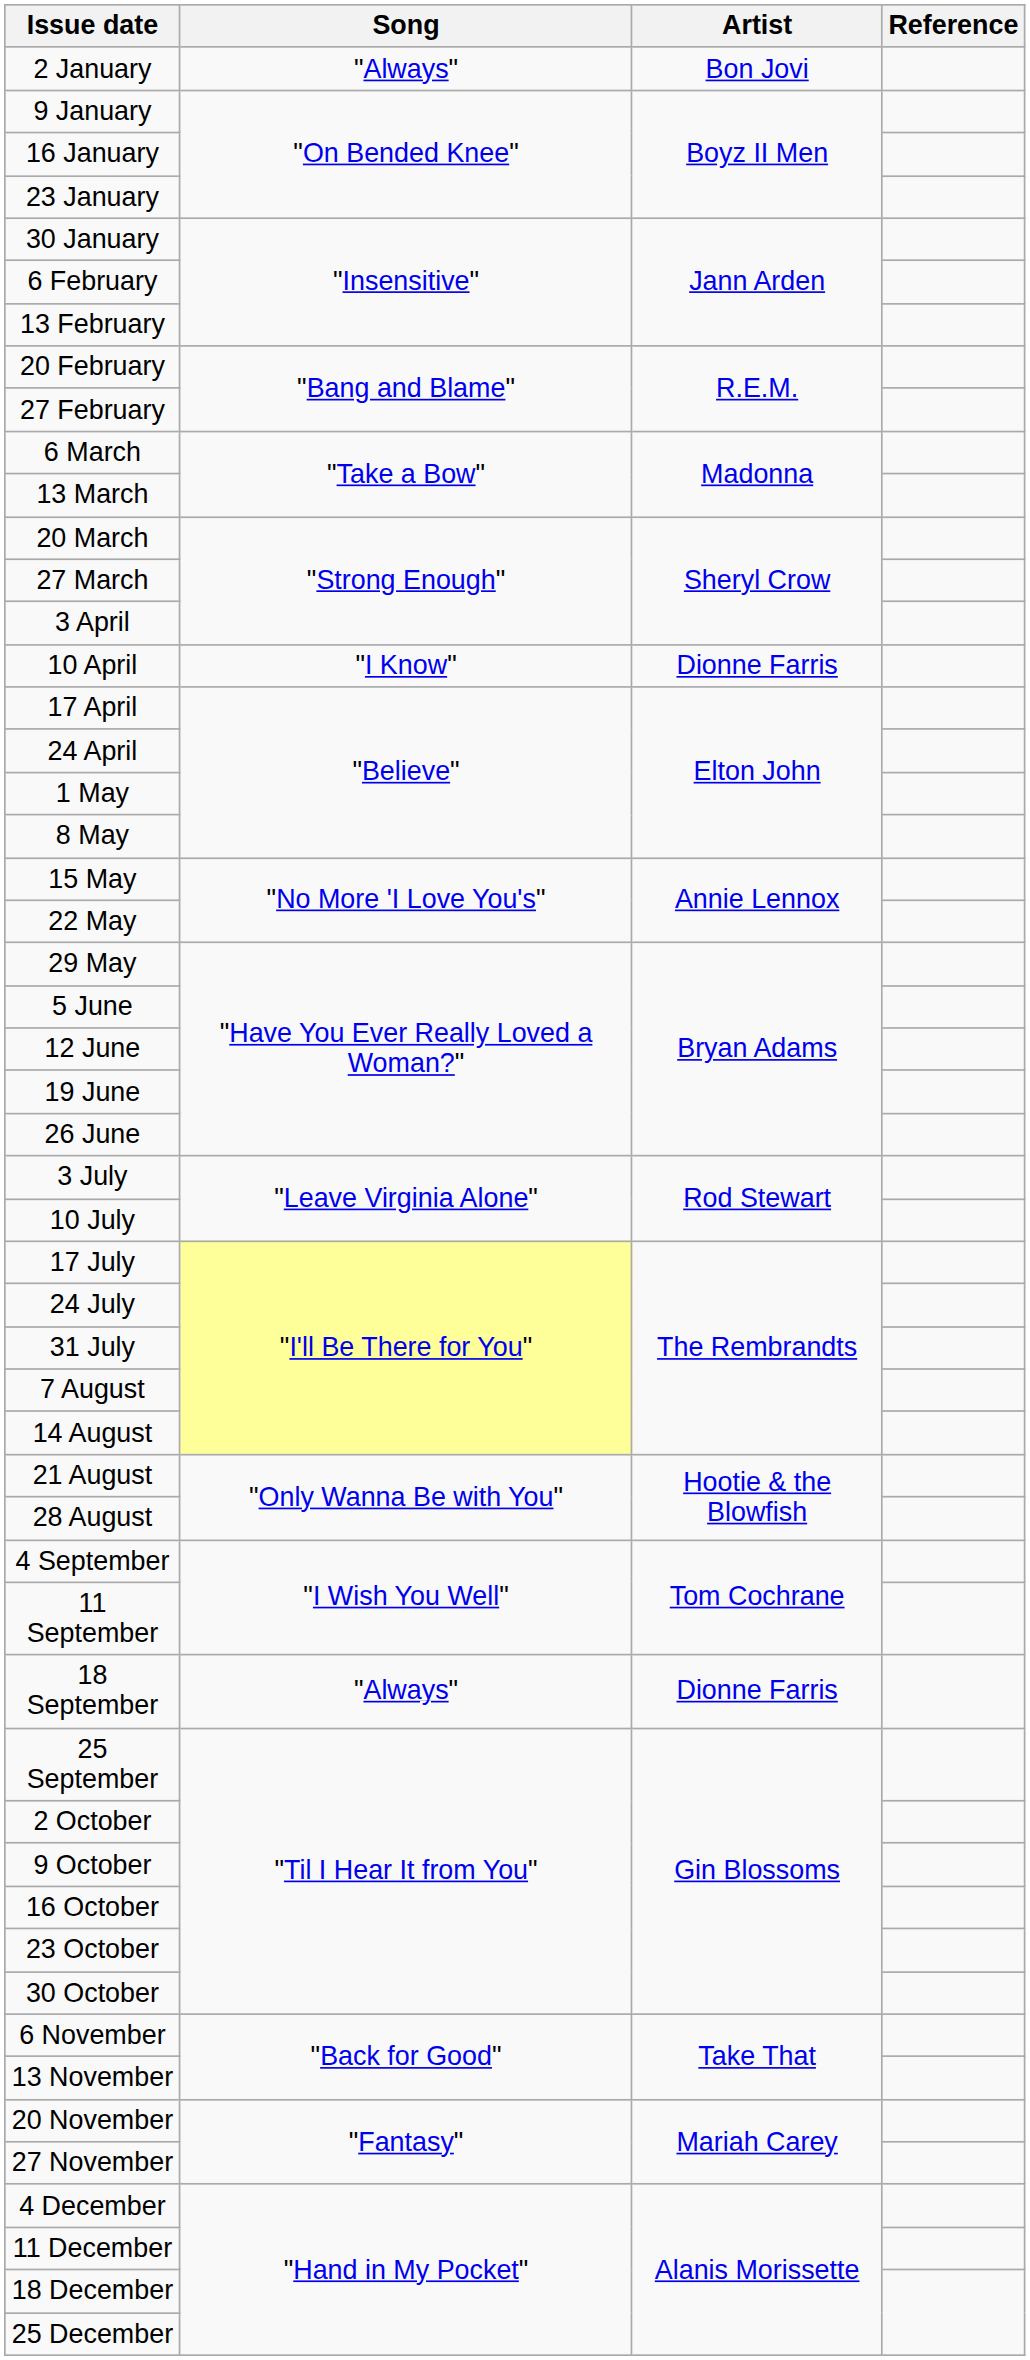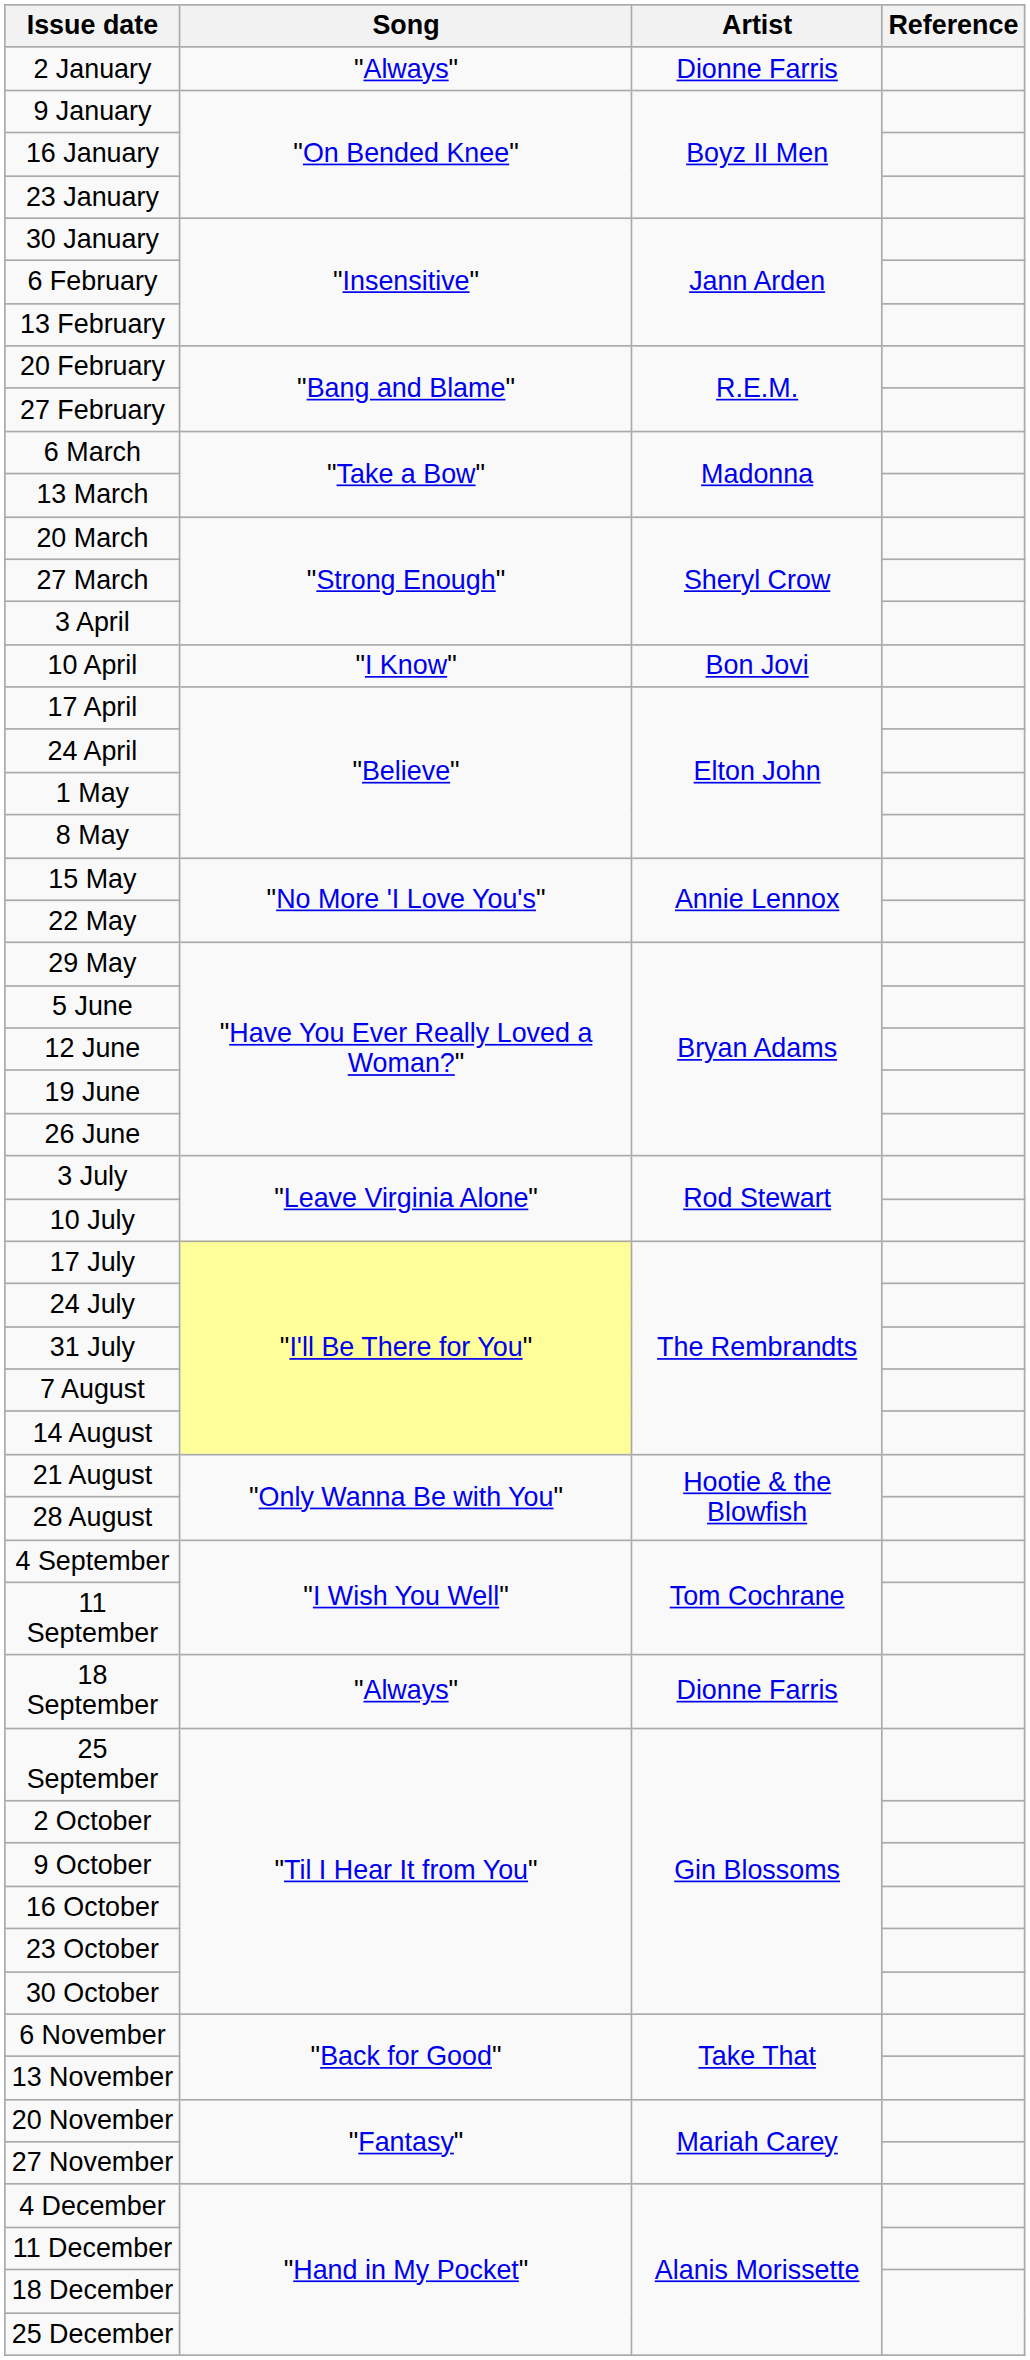(757, 68) Bon Jovi -> (757, 68) Dionne Farris
(757, 665) Dionne Farris -> (757, 665) Bon Jovi
